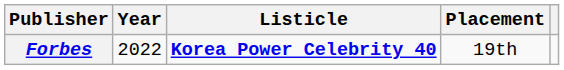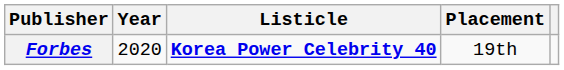(140, 50) 2022 -> (140, 50) 2020
